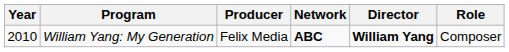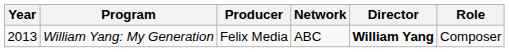(22, 36) 2010 -> (22, 36) 2013
(308, 36) bold -> (308, 36) normal
